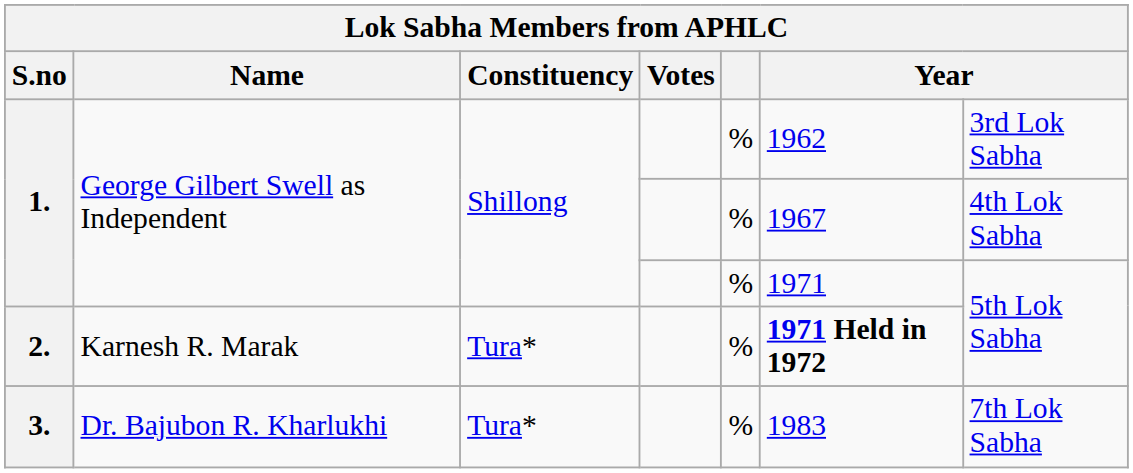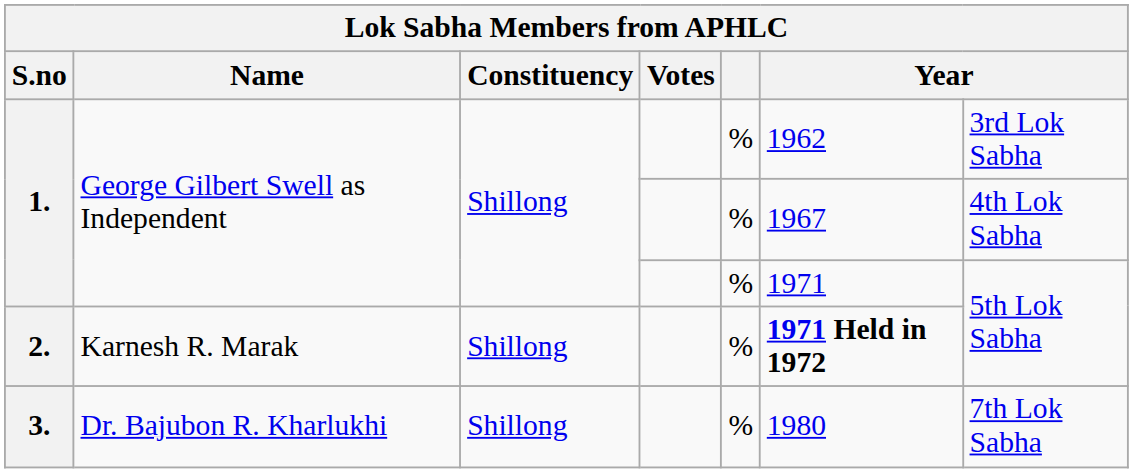(502, 345) Tura* -> (517, 345) Shillong
(502, 426) Tura* -> (517, 426) Shillong
(796, 426) 1983 -> (796, 426) 1980
